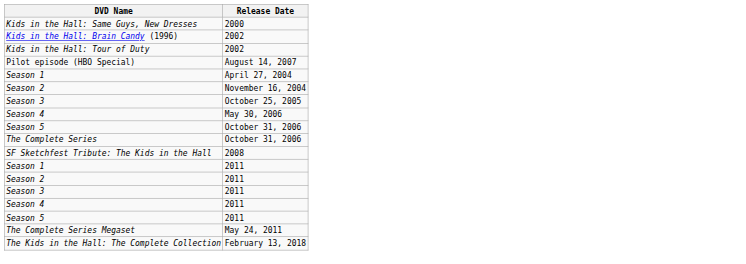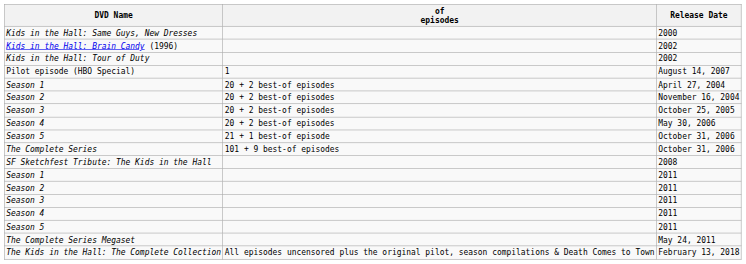+ column: (440, 15)
